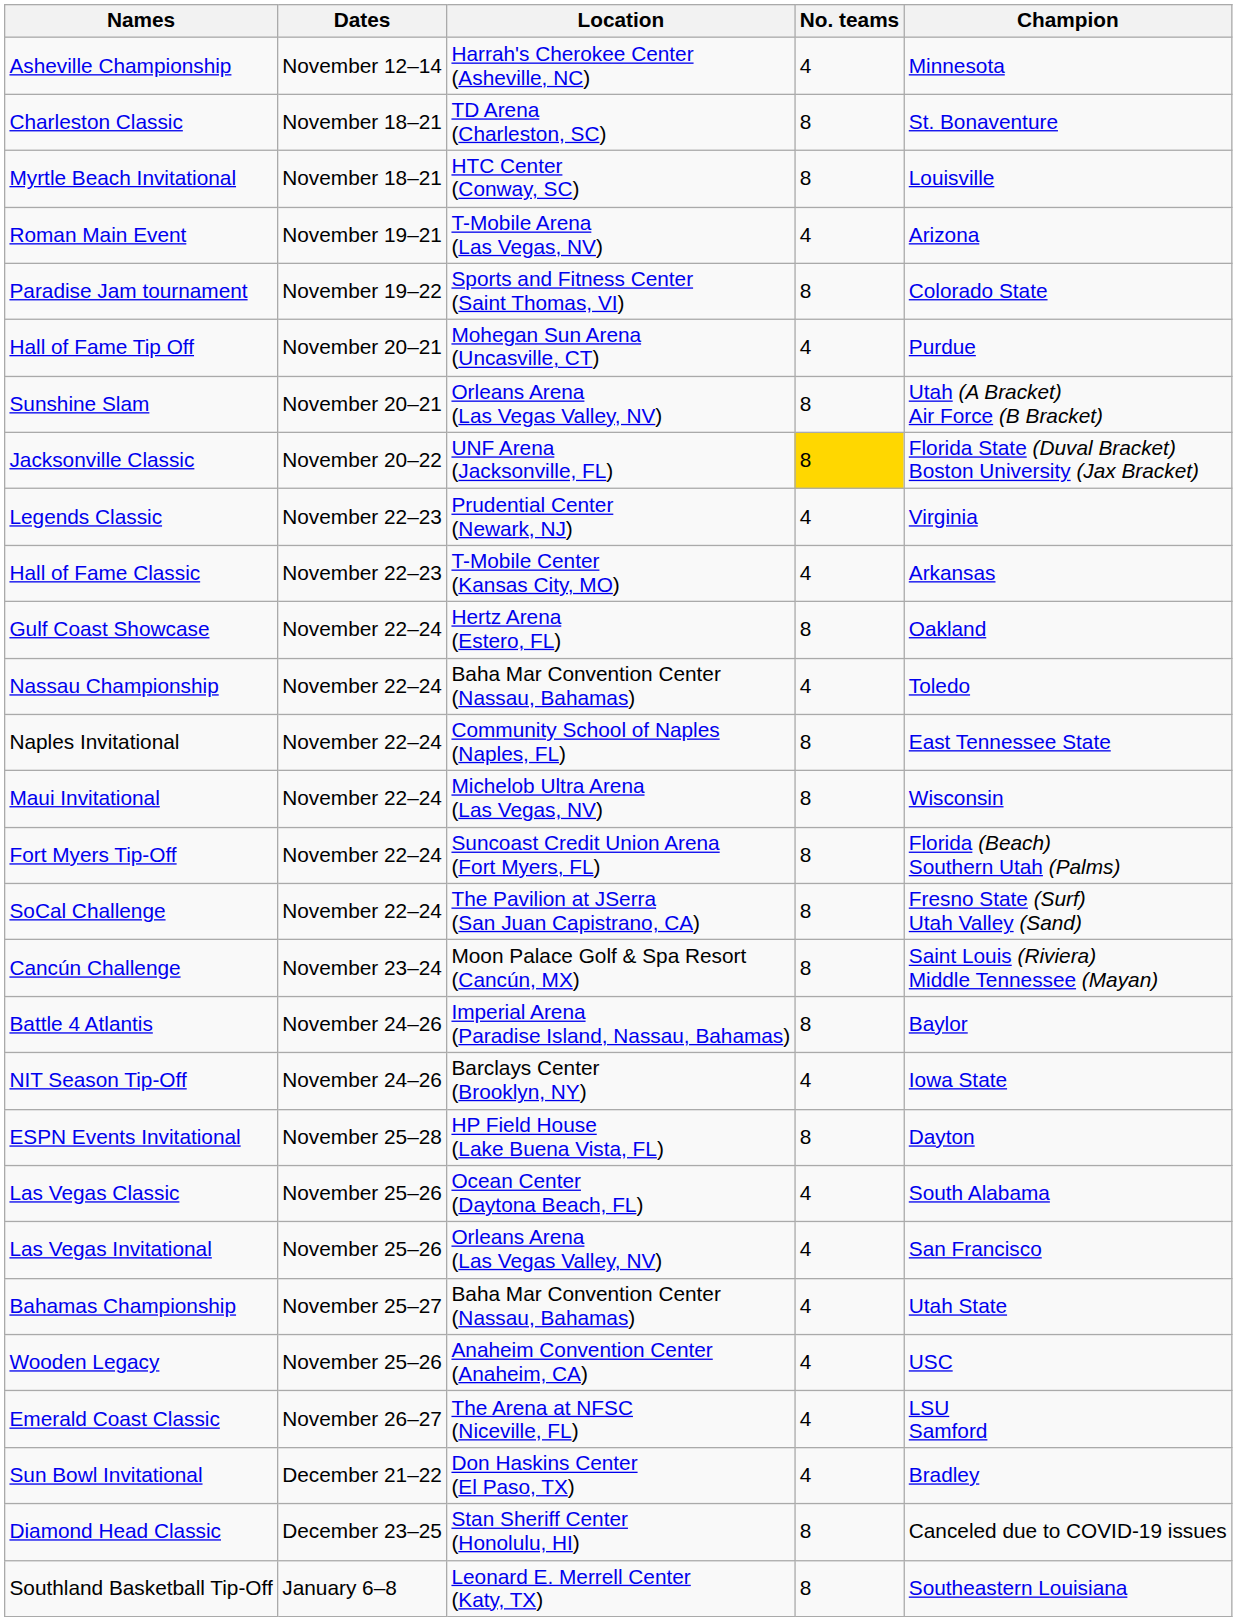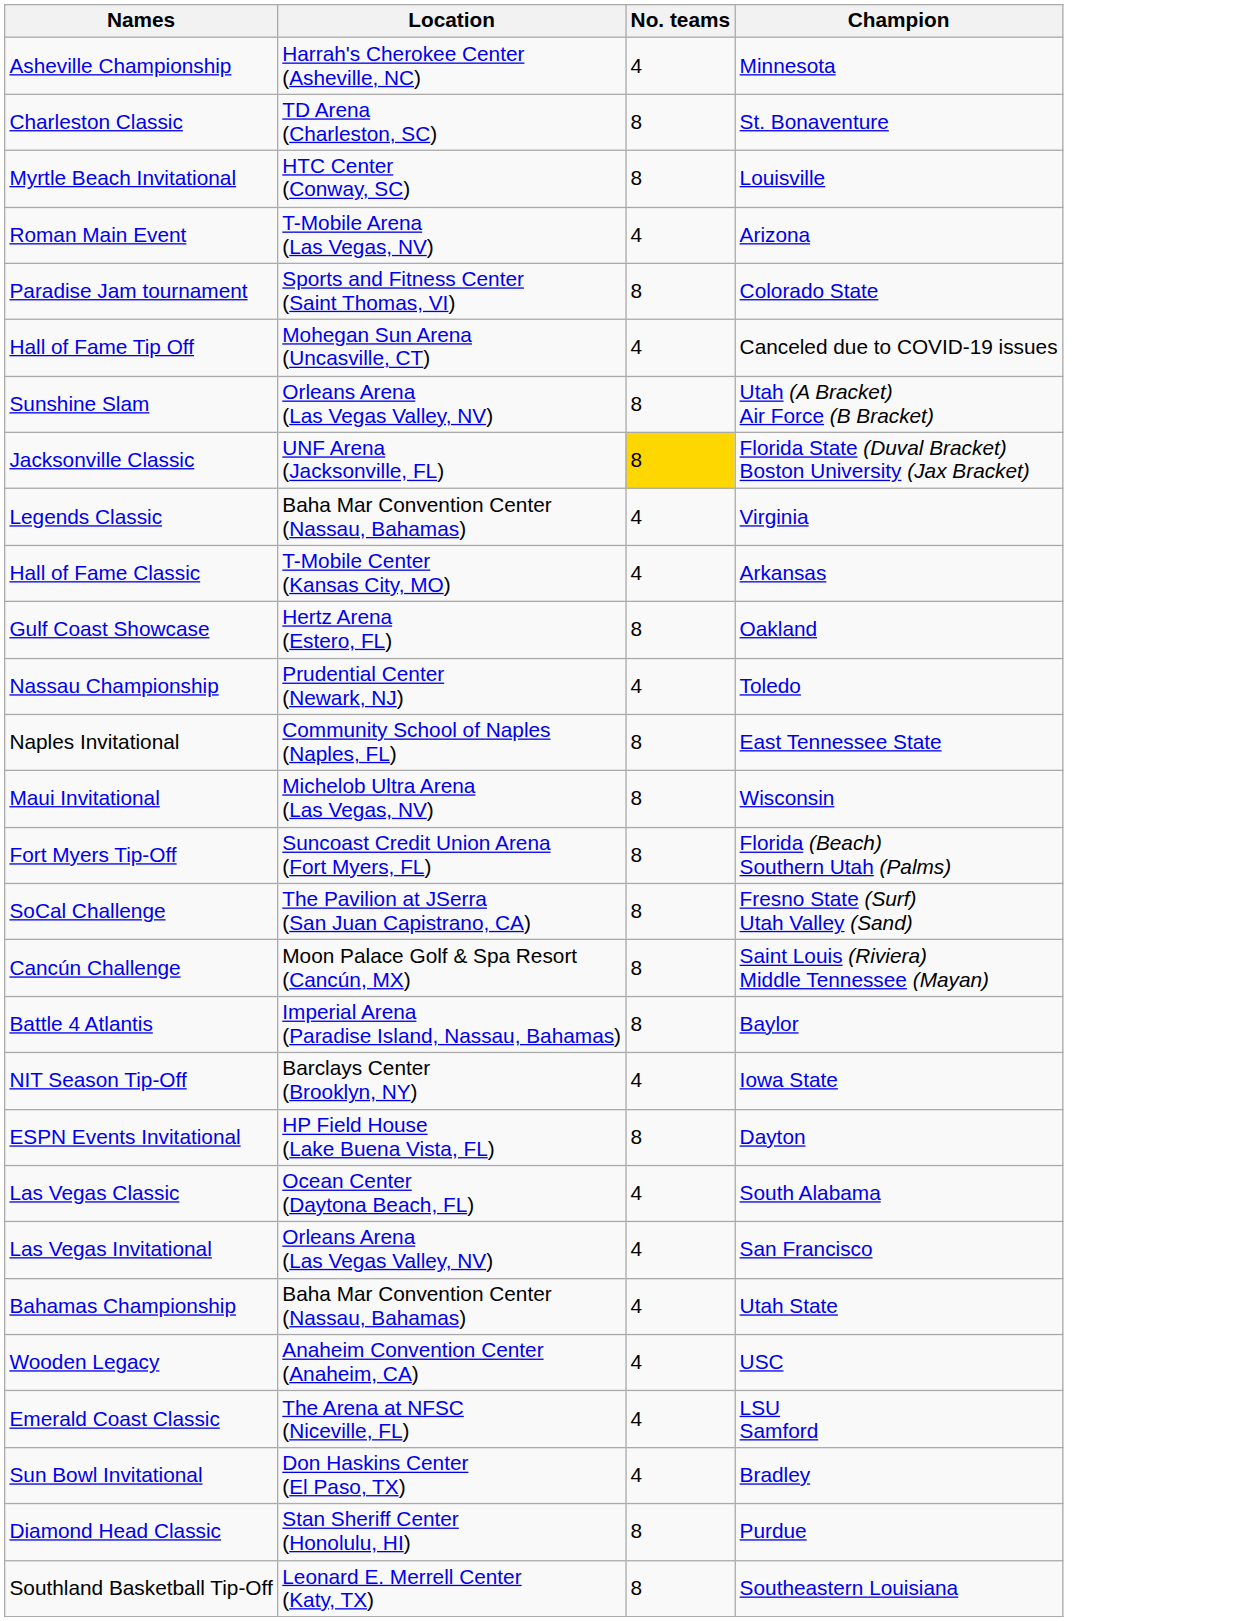- column: (362, 20)
(942, 347) Purdue -> (899, 347) Canceled due to COVID-19 issues
(532, 516) Prudential Center (Newark, NJ) -> (417, 516) Baha Mar Convention Center (Nassau, Bahamas)
(586, 685) Baha Mar Convention Center (Nassau, Bahamas) -> (363, 685) Prudential Center (Newark, NJ)
(1068, 1531) Canceled due to COVID-19 issues -> (773, 1531) Purdue
